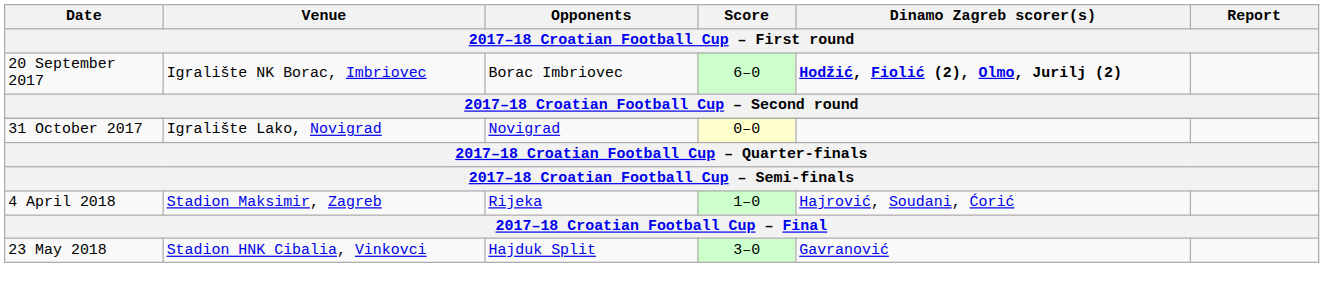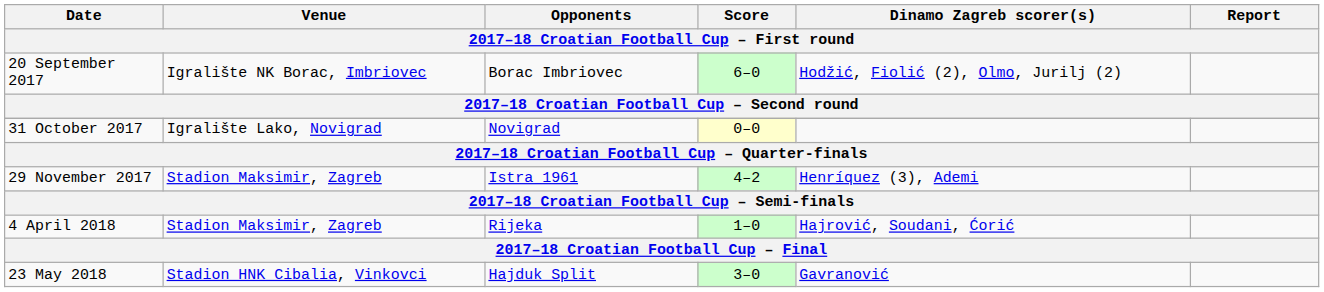(961, 74) bold -> (961, 74) normal
+ row: (80, 179)
